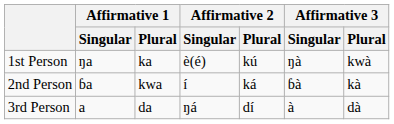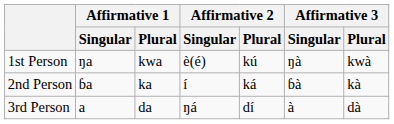(145, 61) ka -> (150, 61) kwa
(150, 84) kwa -> (145, 84) ka
